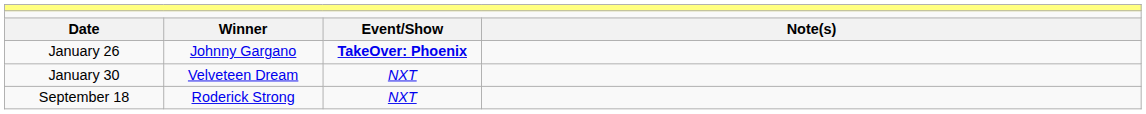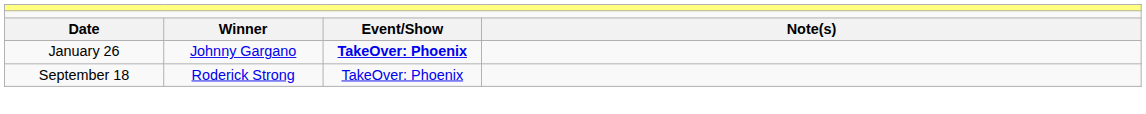- row: (84, 74)
(402, 97) NXT -> (402, 74) TakeOver: Phoenix
